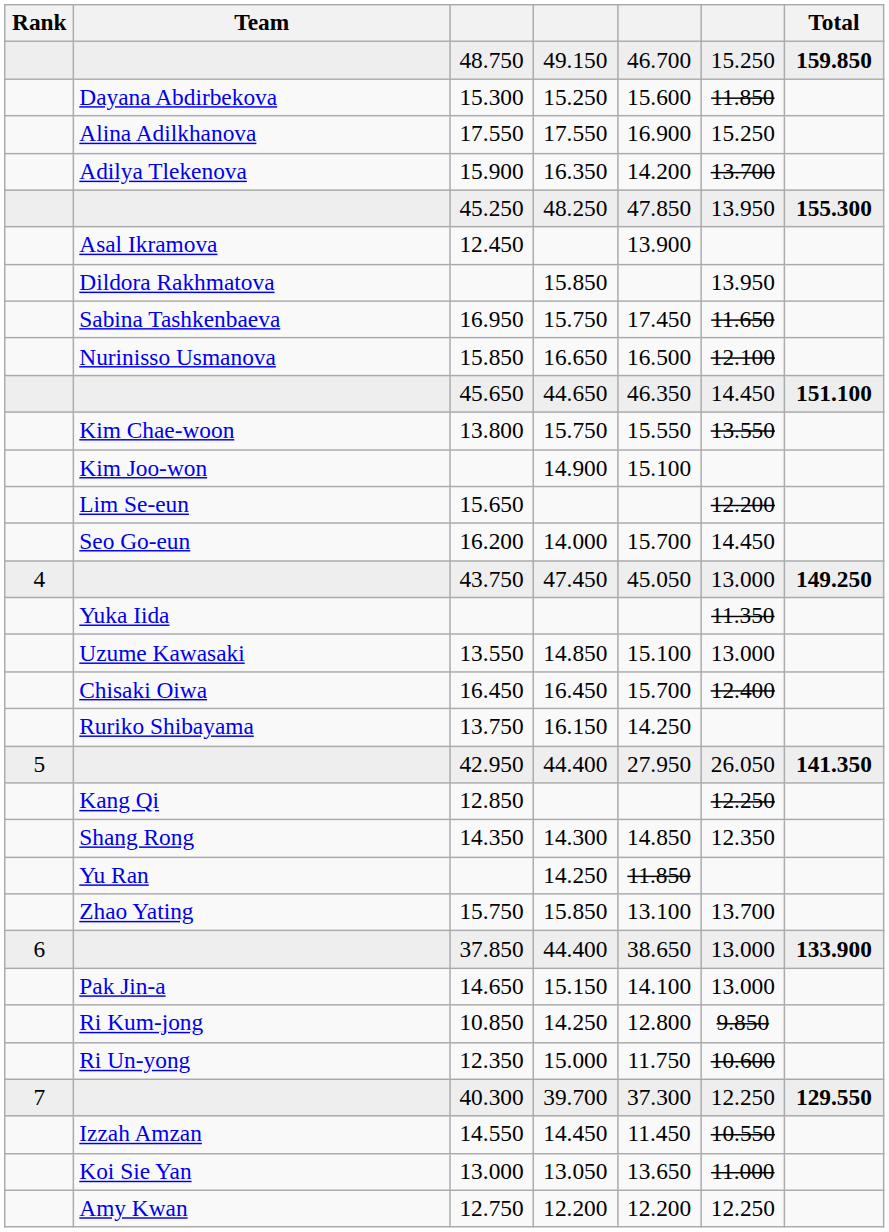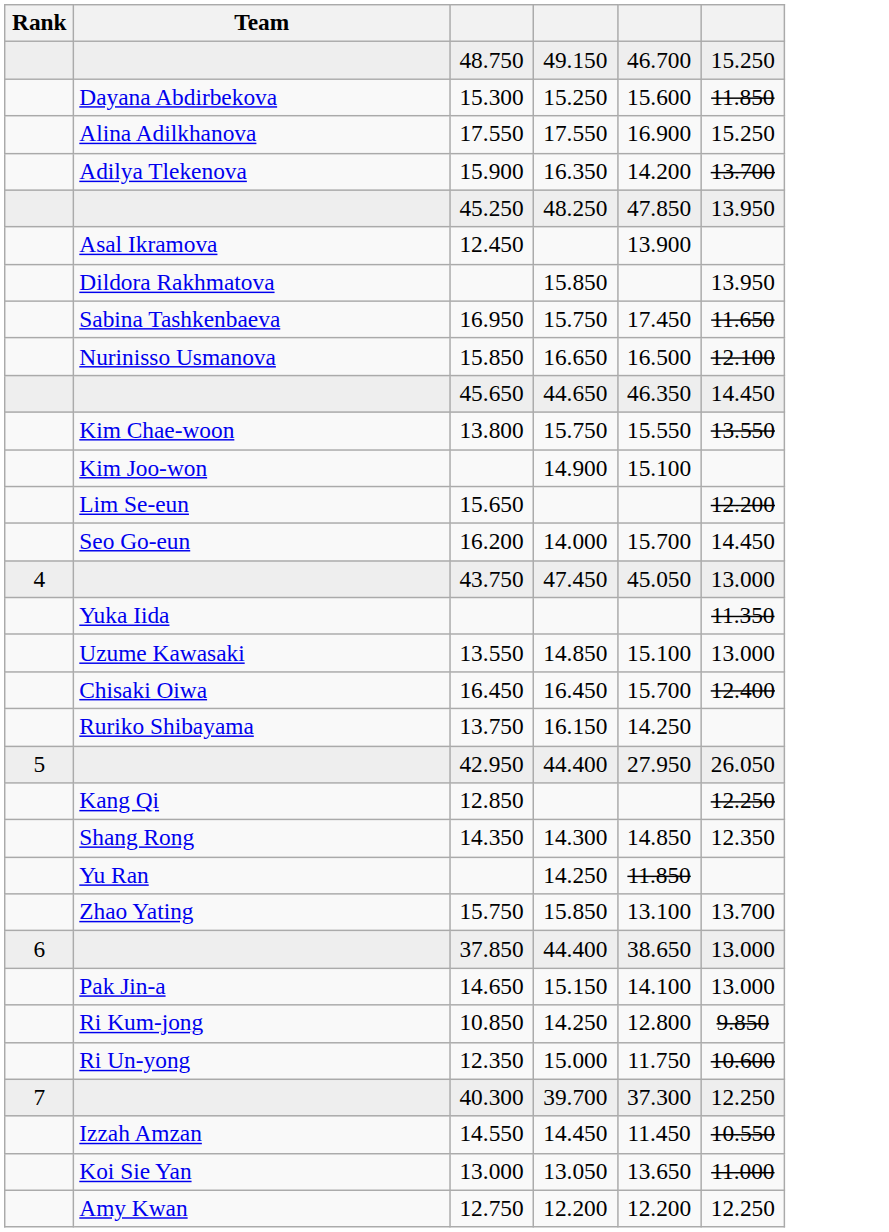- column: (834, 23)
